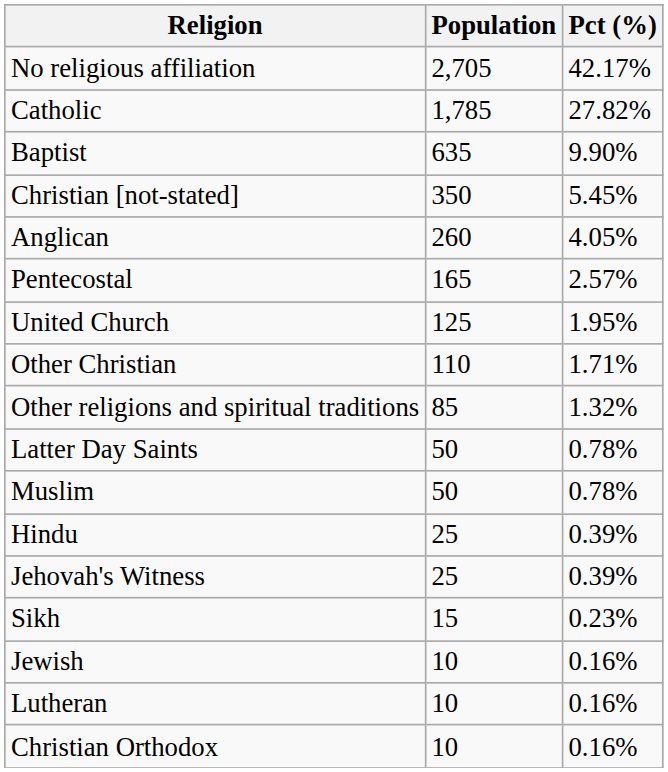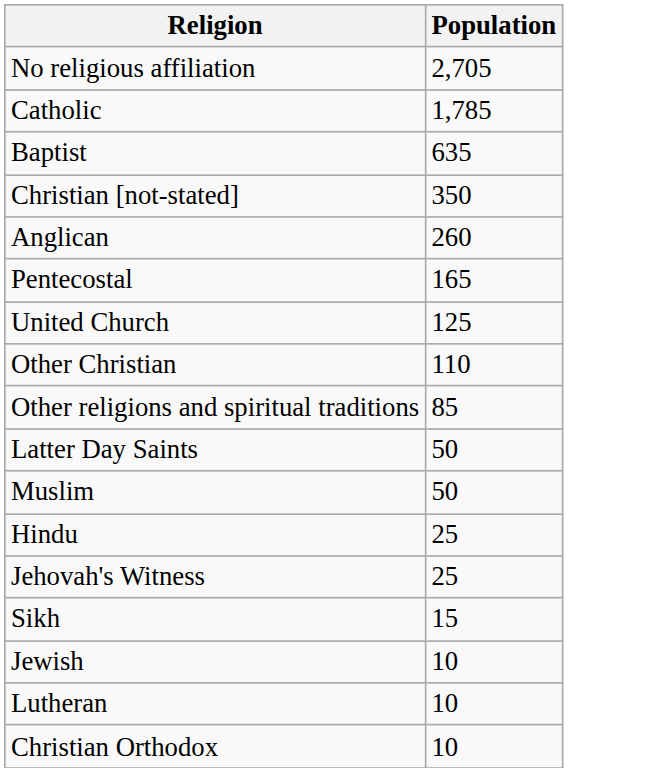- column: (613, 25)
